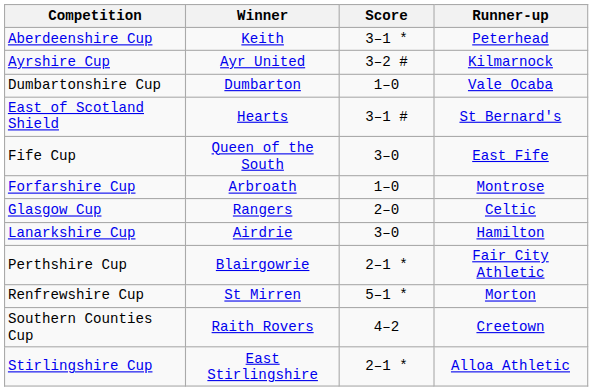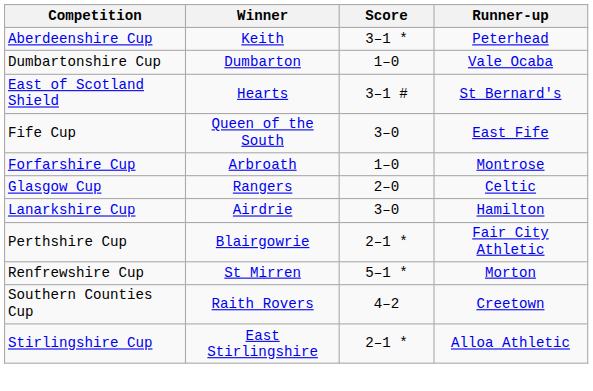- row: (59, 62)
